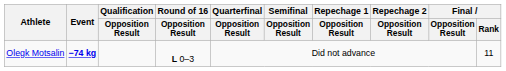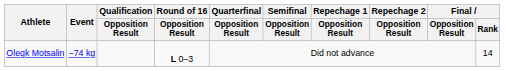(82, 54) bold -> (82, 54) normal
(489, 54) 11 -> (488, 54) 14
